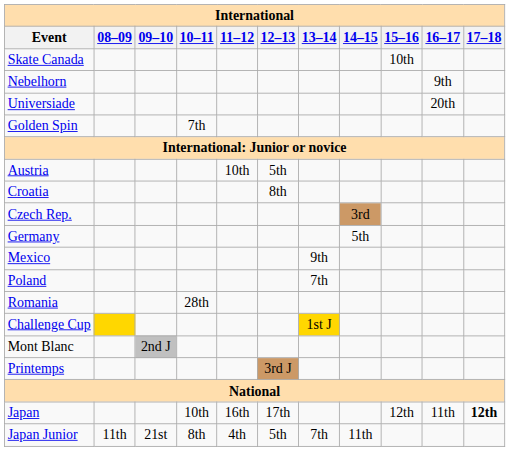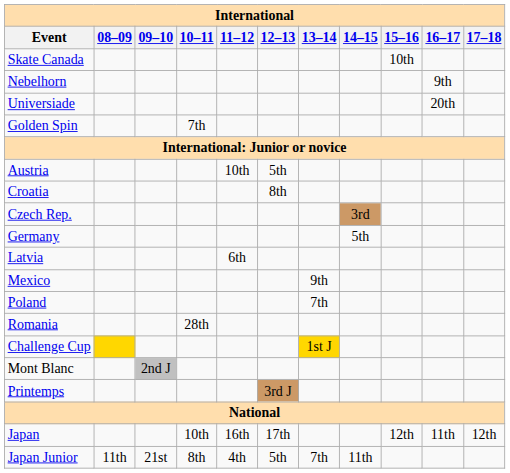+ row: (25, 258)
(484, 412) bold -> (484, 434) normal
